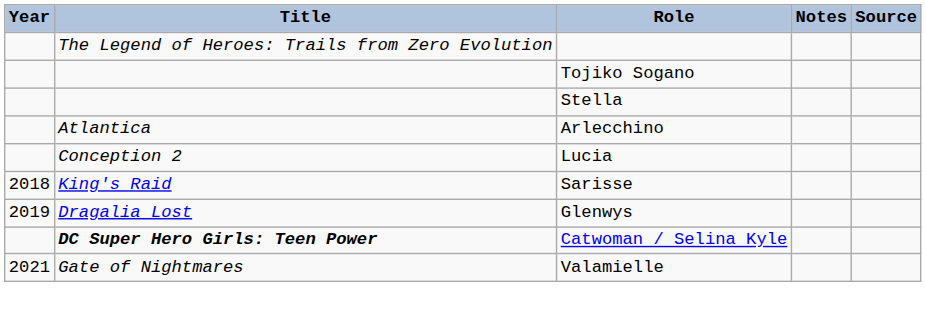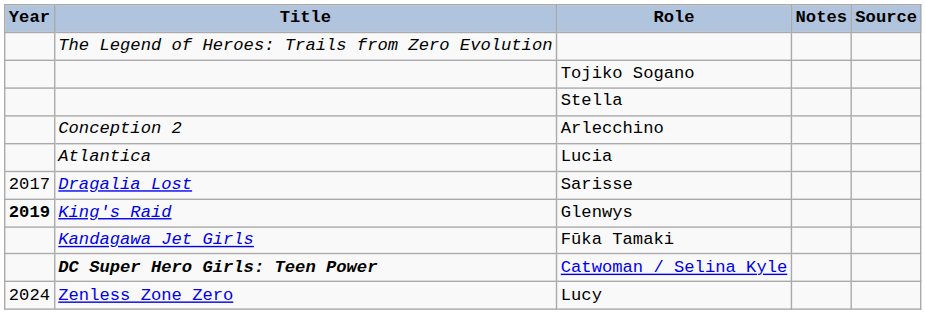(105, 130) Atlantica -> (120, 130) Conception 2
(120, 157) Conception 2 -> (105, 157) Atlantica
(29, 185) 2018 -> (29, 185) 2017
(115, 185) King's Raid -> (125, 185) Dragalia Lost
(29, 213) normal -> (29, 213) bold
(125, 213) Dragalia Lost -> (115, 213) King's Raid
+ row: (617, 241)
- row: (612, 268)
+ row: (581, 296)
